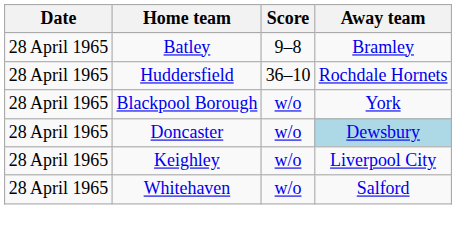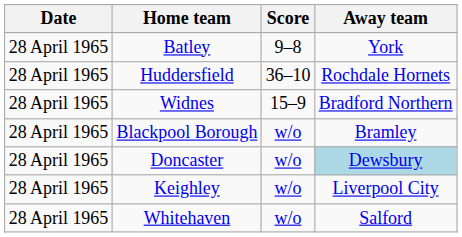(383, 47) Bramley -> (386, 47) York
+ row: (187, 103)
(383, 103) York -> (386, 132) Bramley
